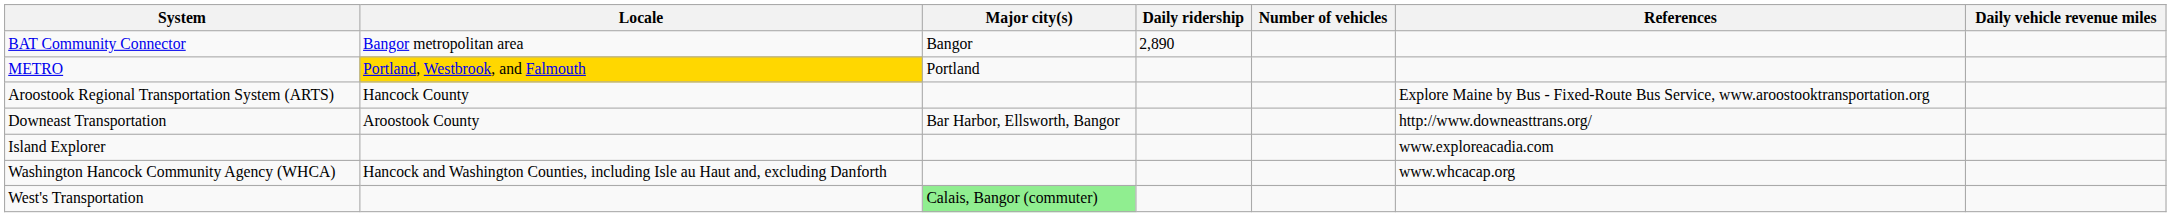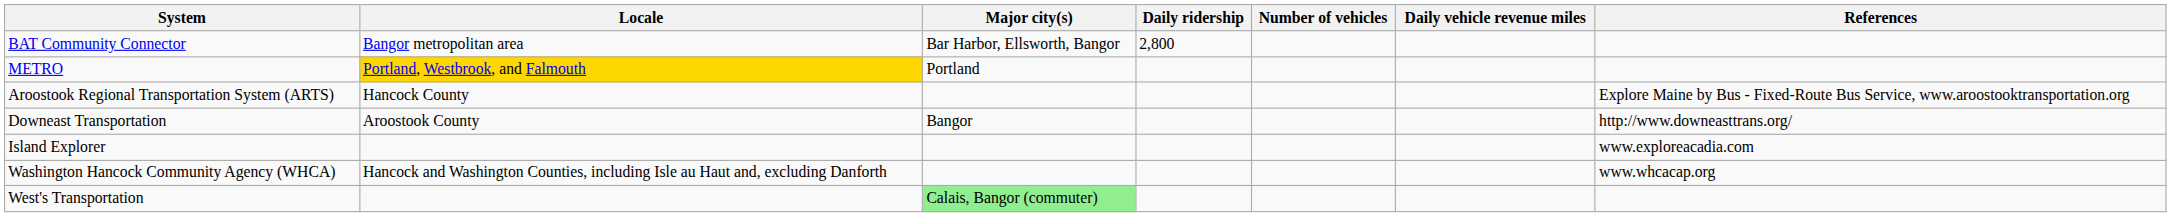columns swapped: (2066, 17) <-> (1680, 17)
(950, 43) Bangor -> (1023, 43) Bar Harbor, Ellsworth, Bangor
(1157, 43) 2,890 -> (1157, 43) 2,800
(1023, 121) Bar Harbor, Ellsworth, Bangor -> (950, 121) Bangor
